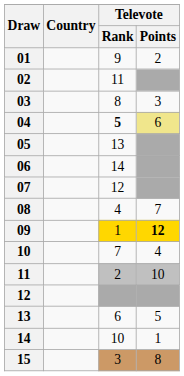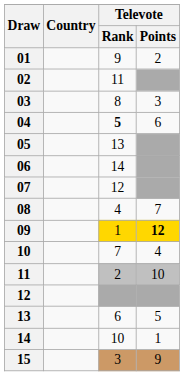(158, 123) khaki background -> (158, 123) no background
(158, 360) 8 -> (158, 360) 9
